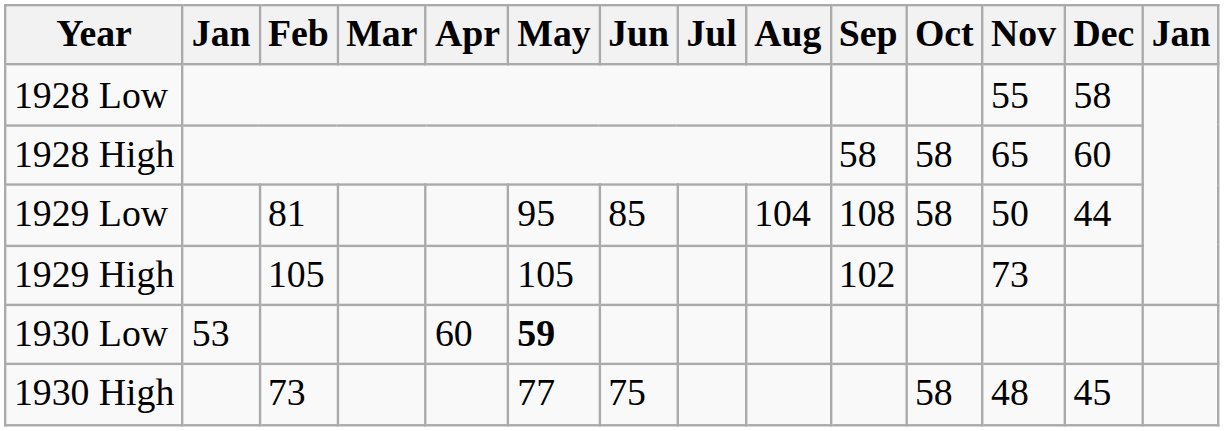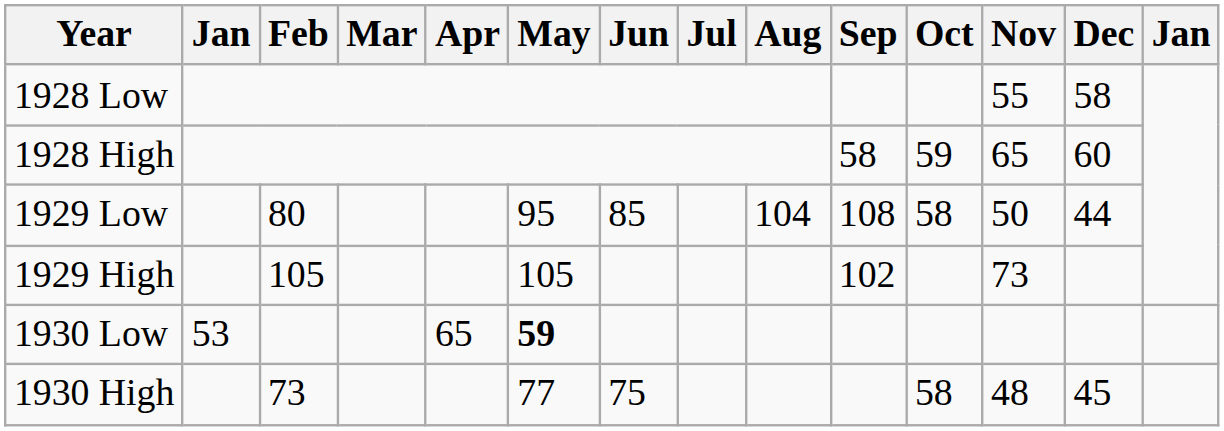(934, 154) 58 -> (934, 154) 59
(287, 214) 81 -> (287, 214) 80
(454, 333) 60 -> (454, 333) 65
